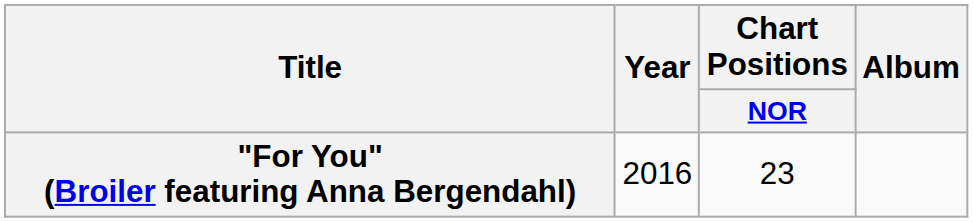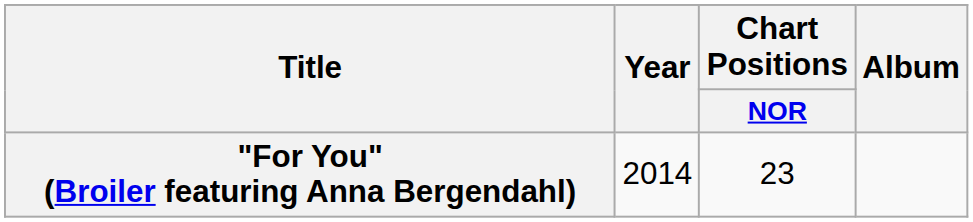(657, 174) 2016 -> (657, 174) 2014
